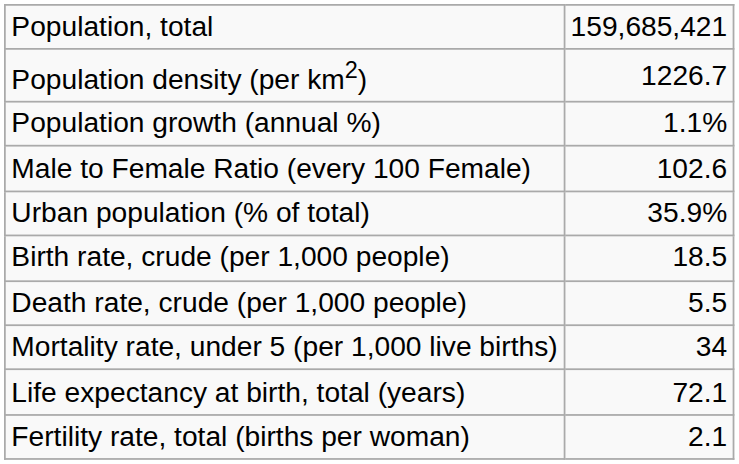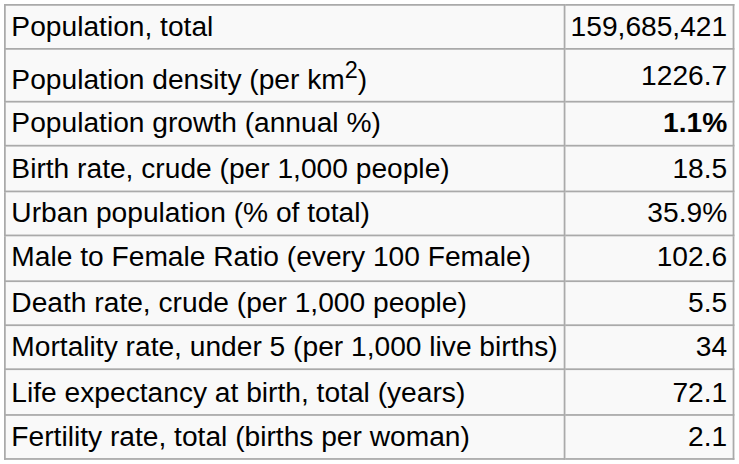(695, 123) normal -> (695, 123) bold
rows swapped: (271, 168) <-> (231, 257)
